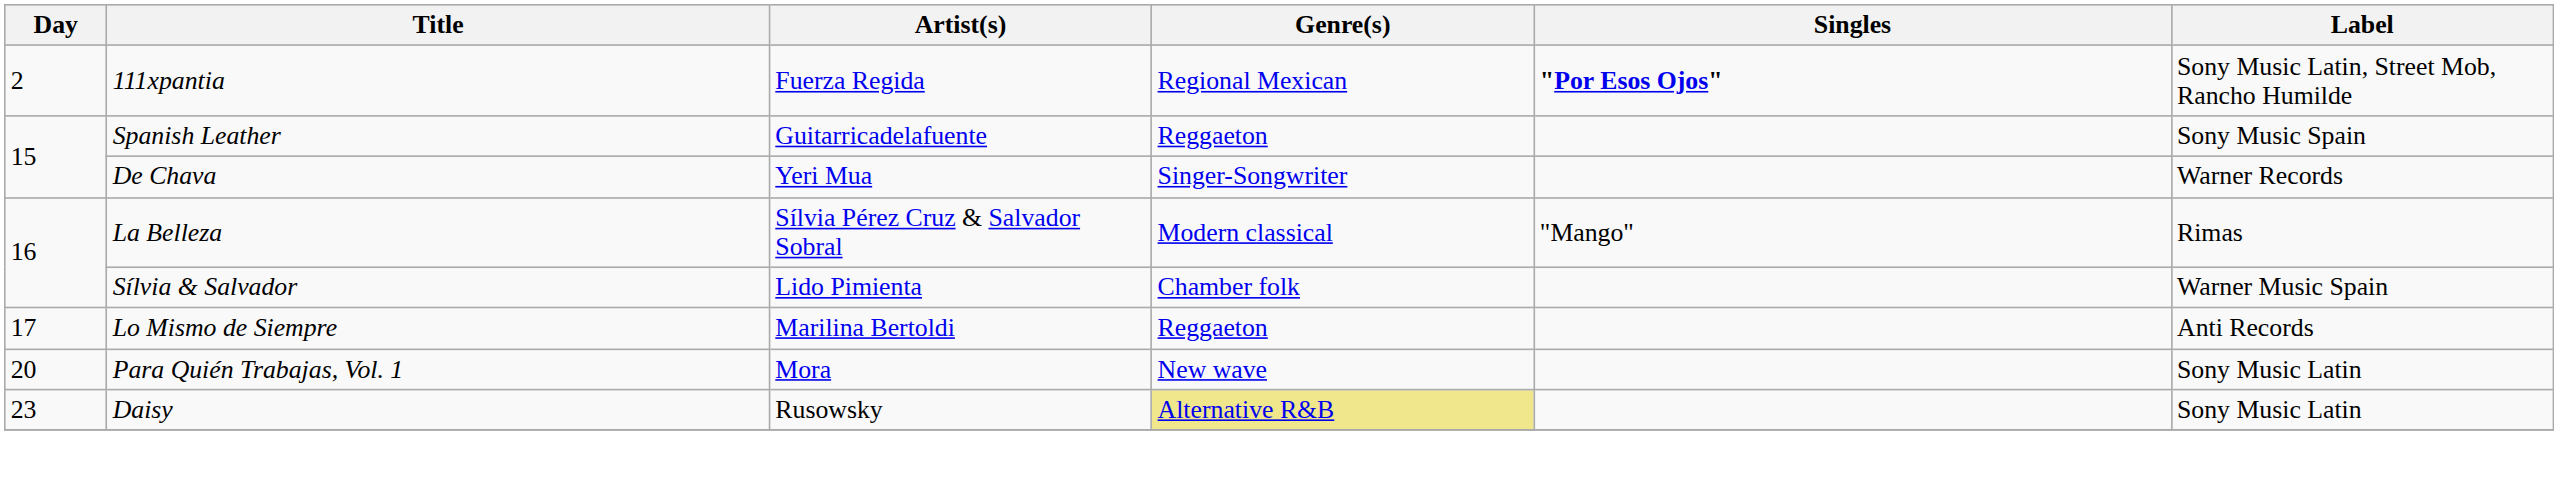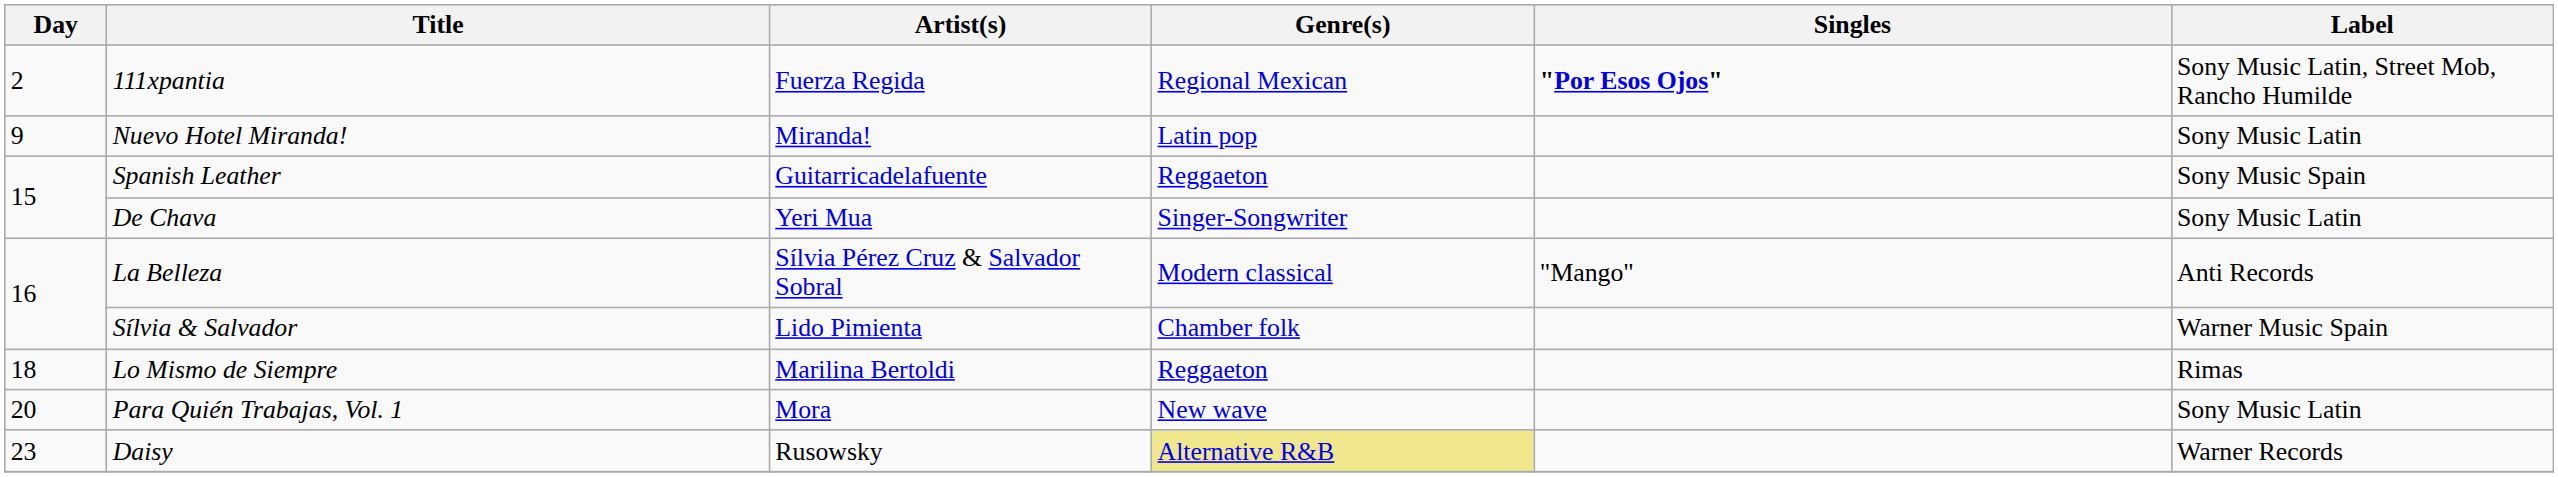+ row: (230, 135)
(2260, 176) Warner Records -> (2269, 217) Sony Music Latin
(2210, 231) Rimas -> (2245, 272) Anti Records
(24, 328) 17 -> (24, 368) 18
(2245, 328) Anti Records -> (2210, 368) Rimas
(2269, 409) Sony Music Latin -> (2260, 450) Warner Records
